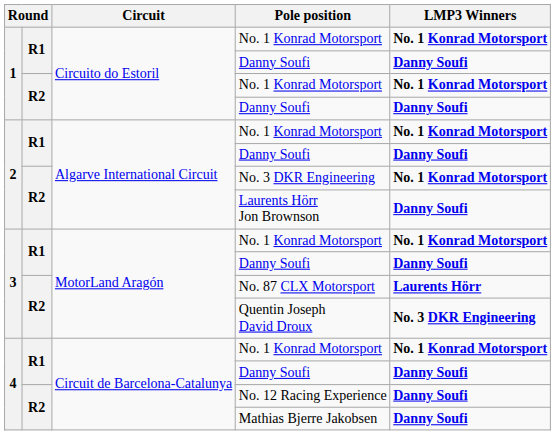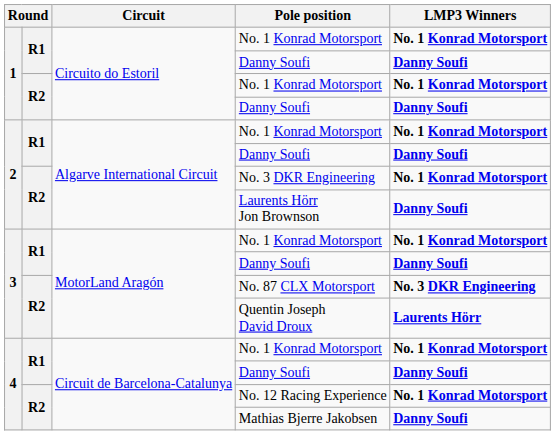(437, 286) Laurents Hörr -> (464, 286) No. 3 DKR Engineering
(464, 317) No. 3 DKR Engineering -> (437, 317) Laurents Hörr
(430, 395) Danny Soufi -> (470, 395) No. 1 Konrad Motorsport
